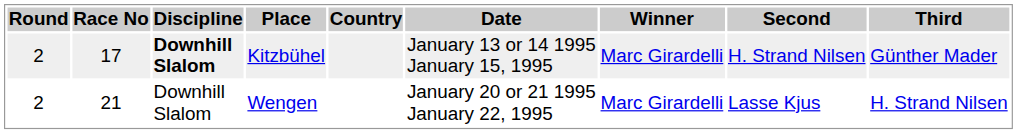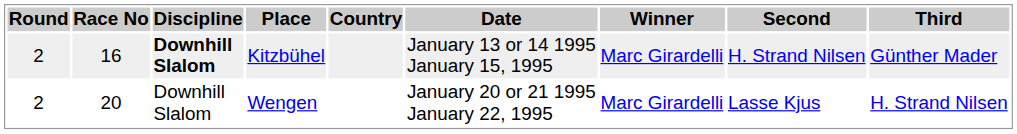(111, 55) 17 -> (111, 55) 16
(111, 103) 21 -> (111, 103) 20
